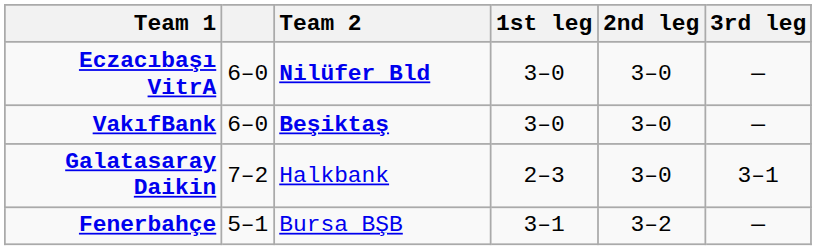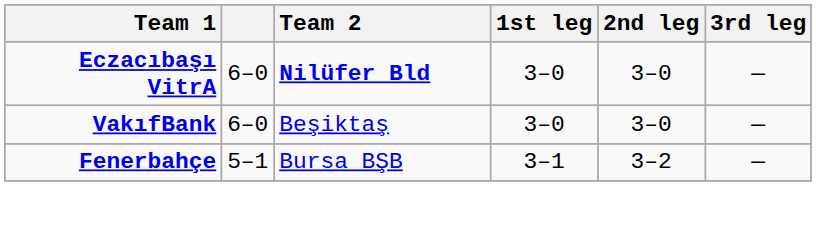(334, 125) bold -> (334, 125) normal
- row: (141, 175)
